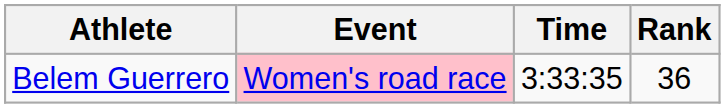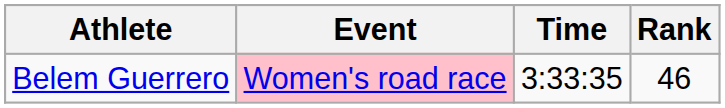(674, 78) 36 -> (674, 78) 46
